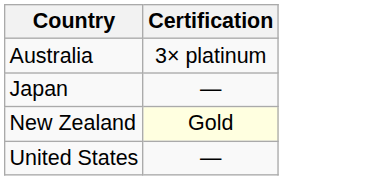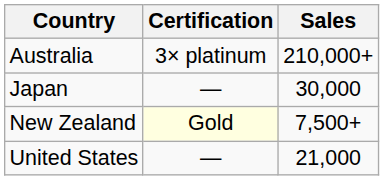+ column: (328, 21)
